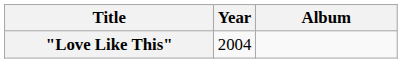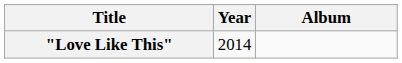(235, 44) 2004 -> (235, 44) 2014
